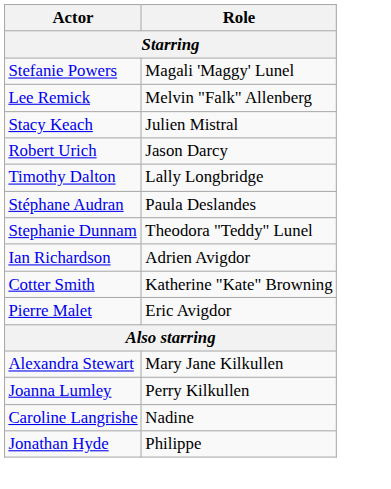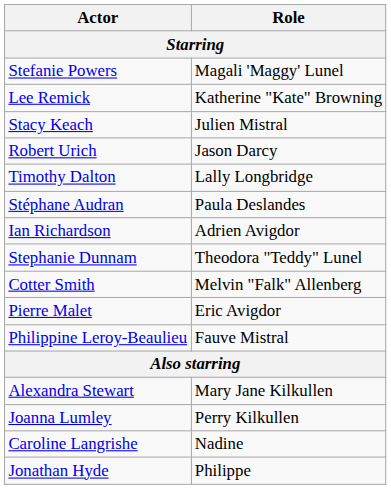(229, 97) Melvin "Falk" Allenberg -> (288, 97) Katherine "Kate" Browning
rows swapped: (59, 257) <-> (73, 230)
(239, 284) Katherine "Kate" Browning -> (278, 284) Melvin "Falk" Allenberg
+ row: (98, 337)
